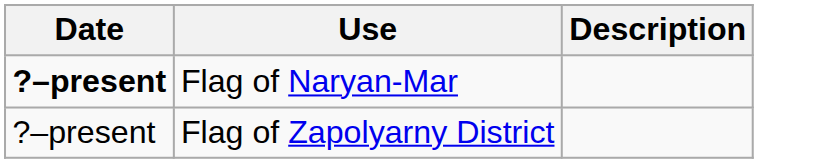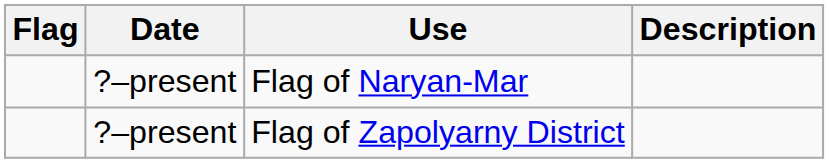+ column: (45, 30)
(89, 81) bold -> (165, 81) normal
